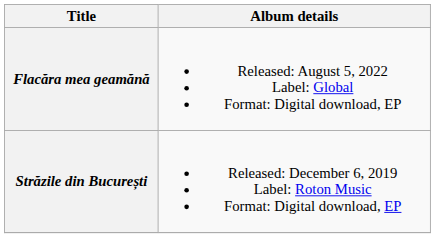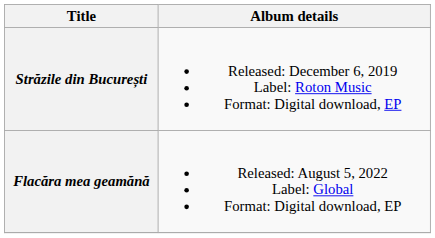rows swapped: (81, 181) <-> (81, 79)
